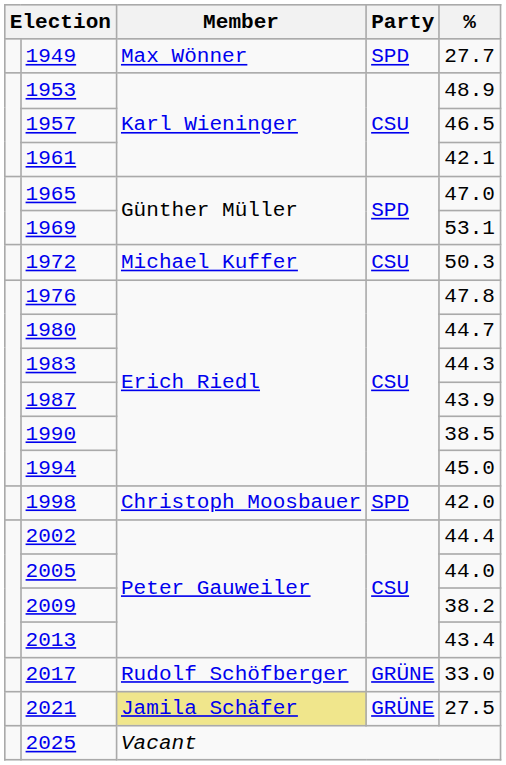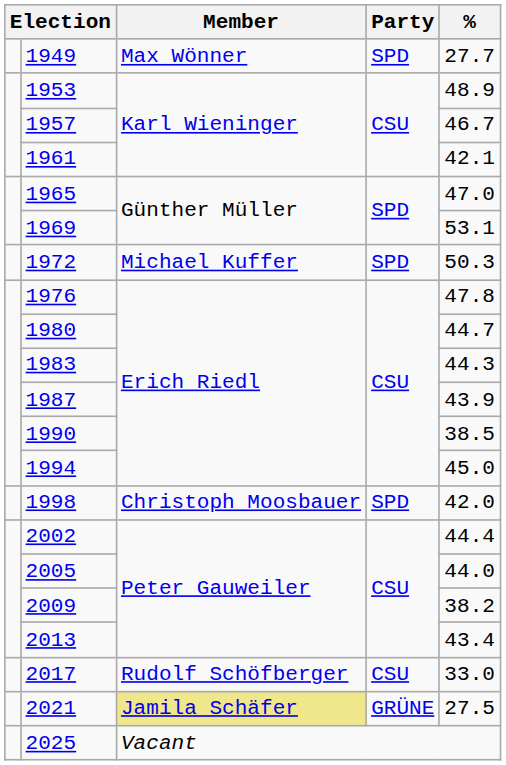(470, 125) 46.5 -> (470, 125) 46.7
(390, 262) CSU -> (390, 262) SPD
(403, 674) GRÜNE -> (390, 674) CSU
